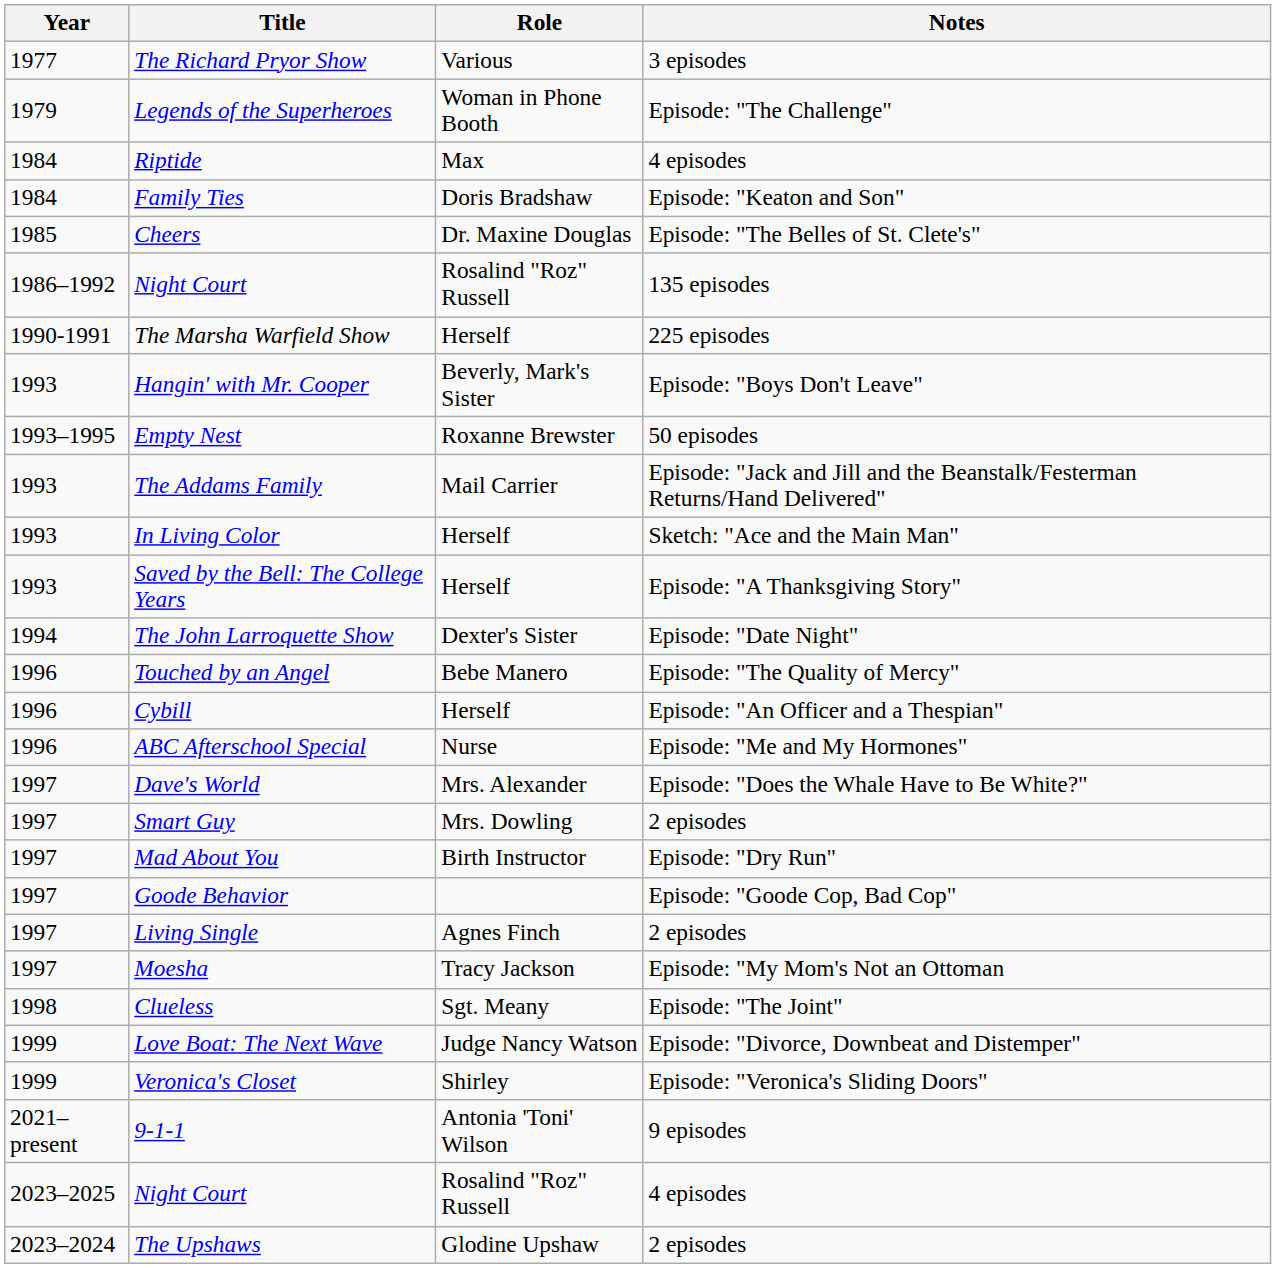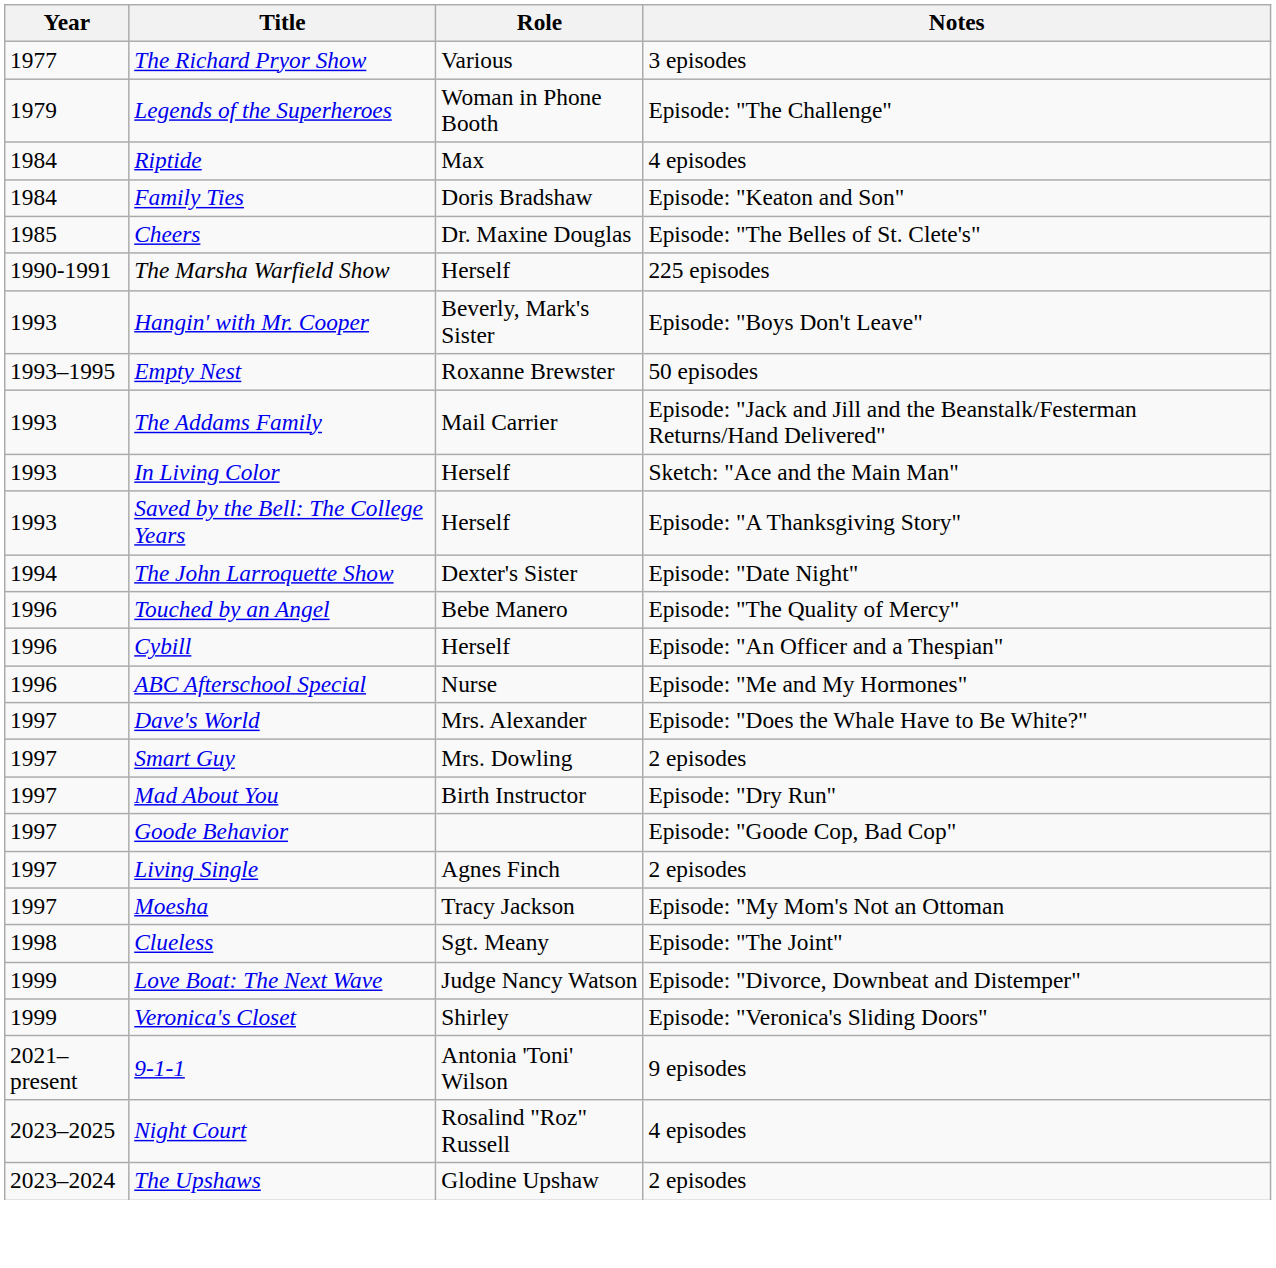- row: (190, 284)
